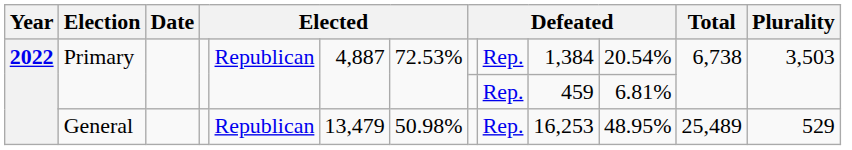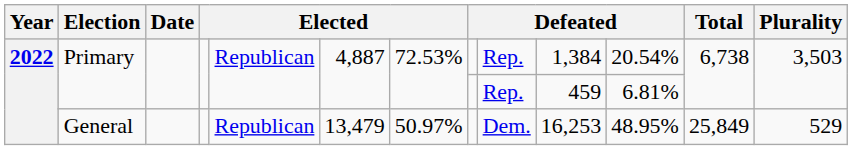(429, 126) 50.98% -> (429, 126) 50.97%
(503, 126) Rep. -> (507, 126) Dem.
(712, 126) 25,489 -> (719, 126) 25,849
